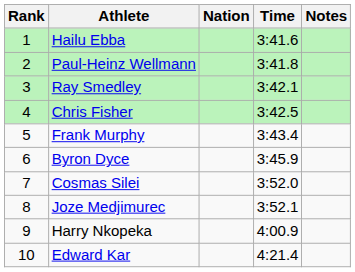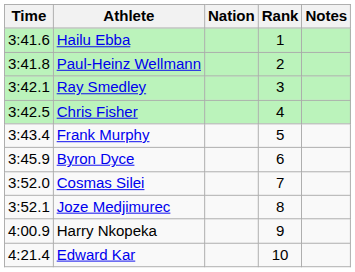columns swapped: (26, 16) <-> (278, 16)
